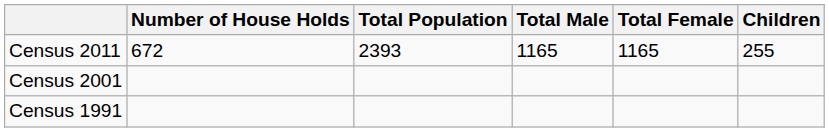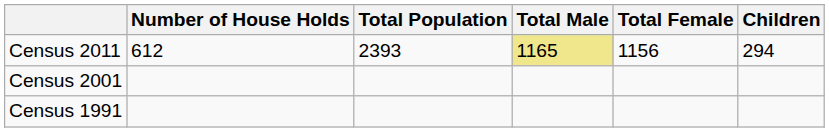(147, 50) 672 -> (147, 50) 612
(537, 50) no background -> (537, 50) khaki background
(638, 50) 1165 -> (638, 50) 1156
(759, 50) 255 -> (759, 50) 294
